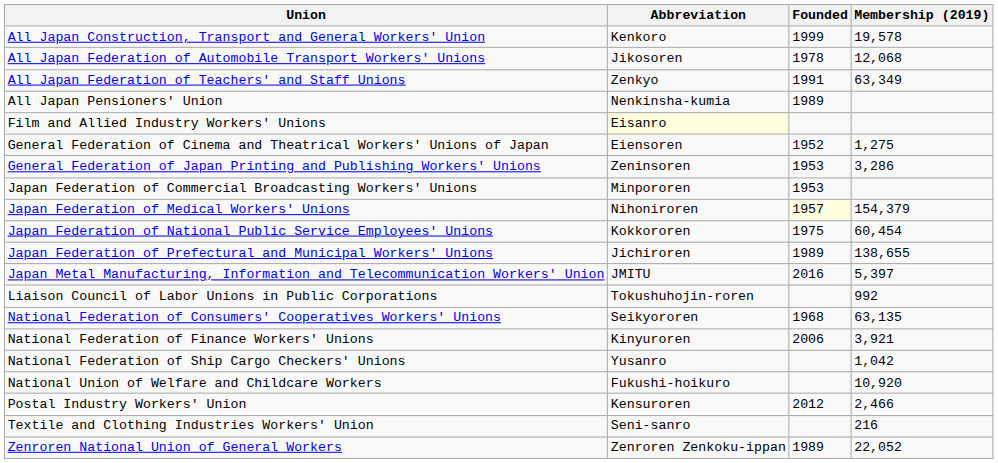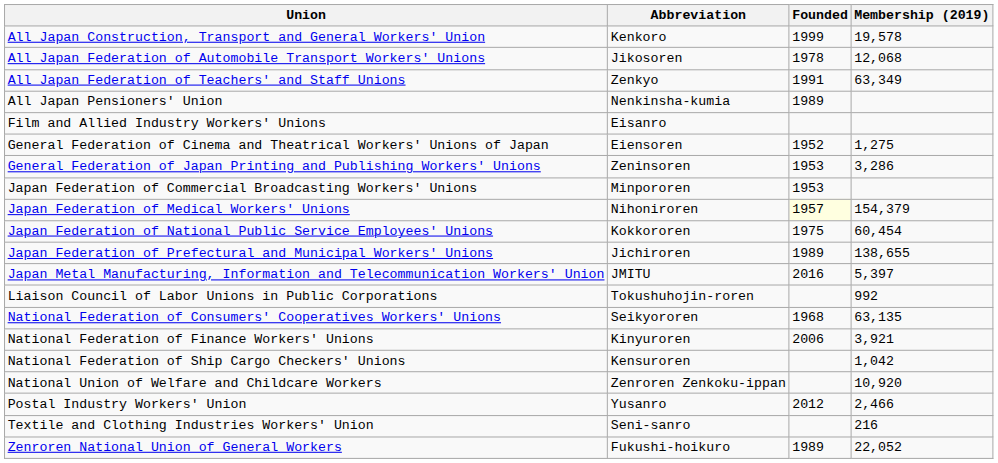(639, 123) lightyellow background -> (639, 123) no background
(639, 361) Yusanro -> (651, 361) Kensuroren
(670, 383) Fukushi-hoikuro -> (698, 383) Zenroren Zenkoku-ippan
(651, 404) Kensuroren -> (639, 404) Yusanro
(698, 448) Zenroren Zenkoku-ippan -> (670, 448) Fukushi-hoikuro
